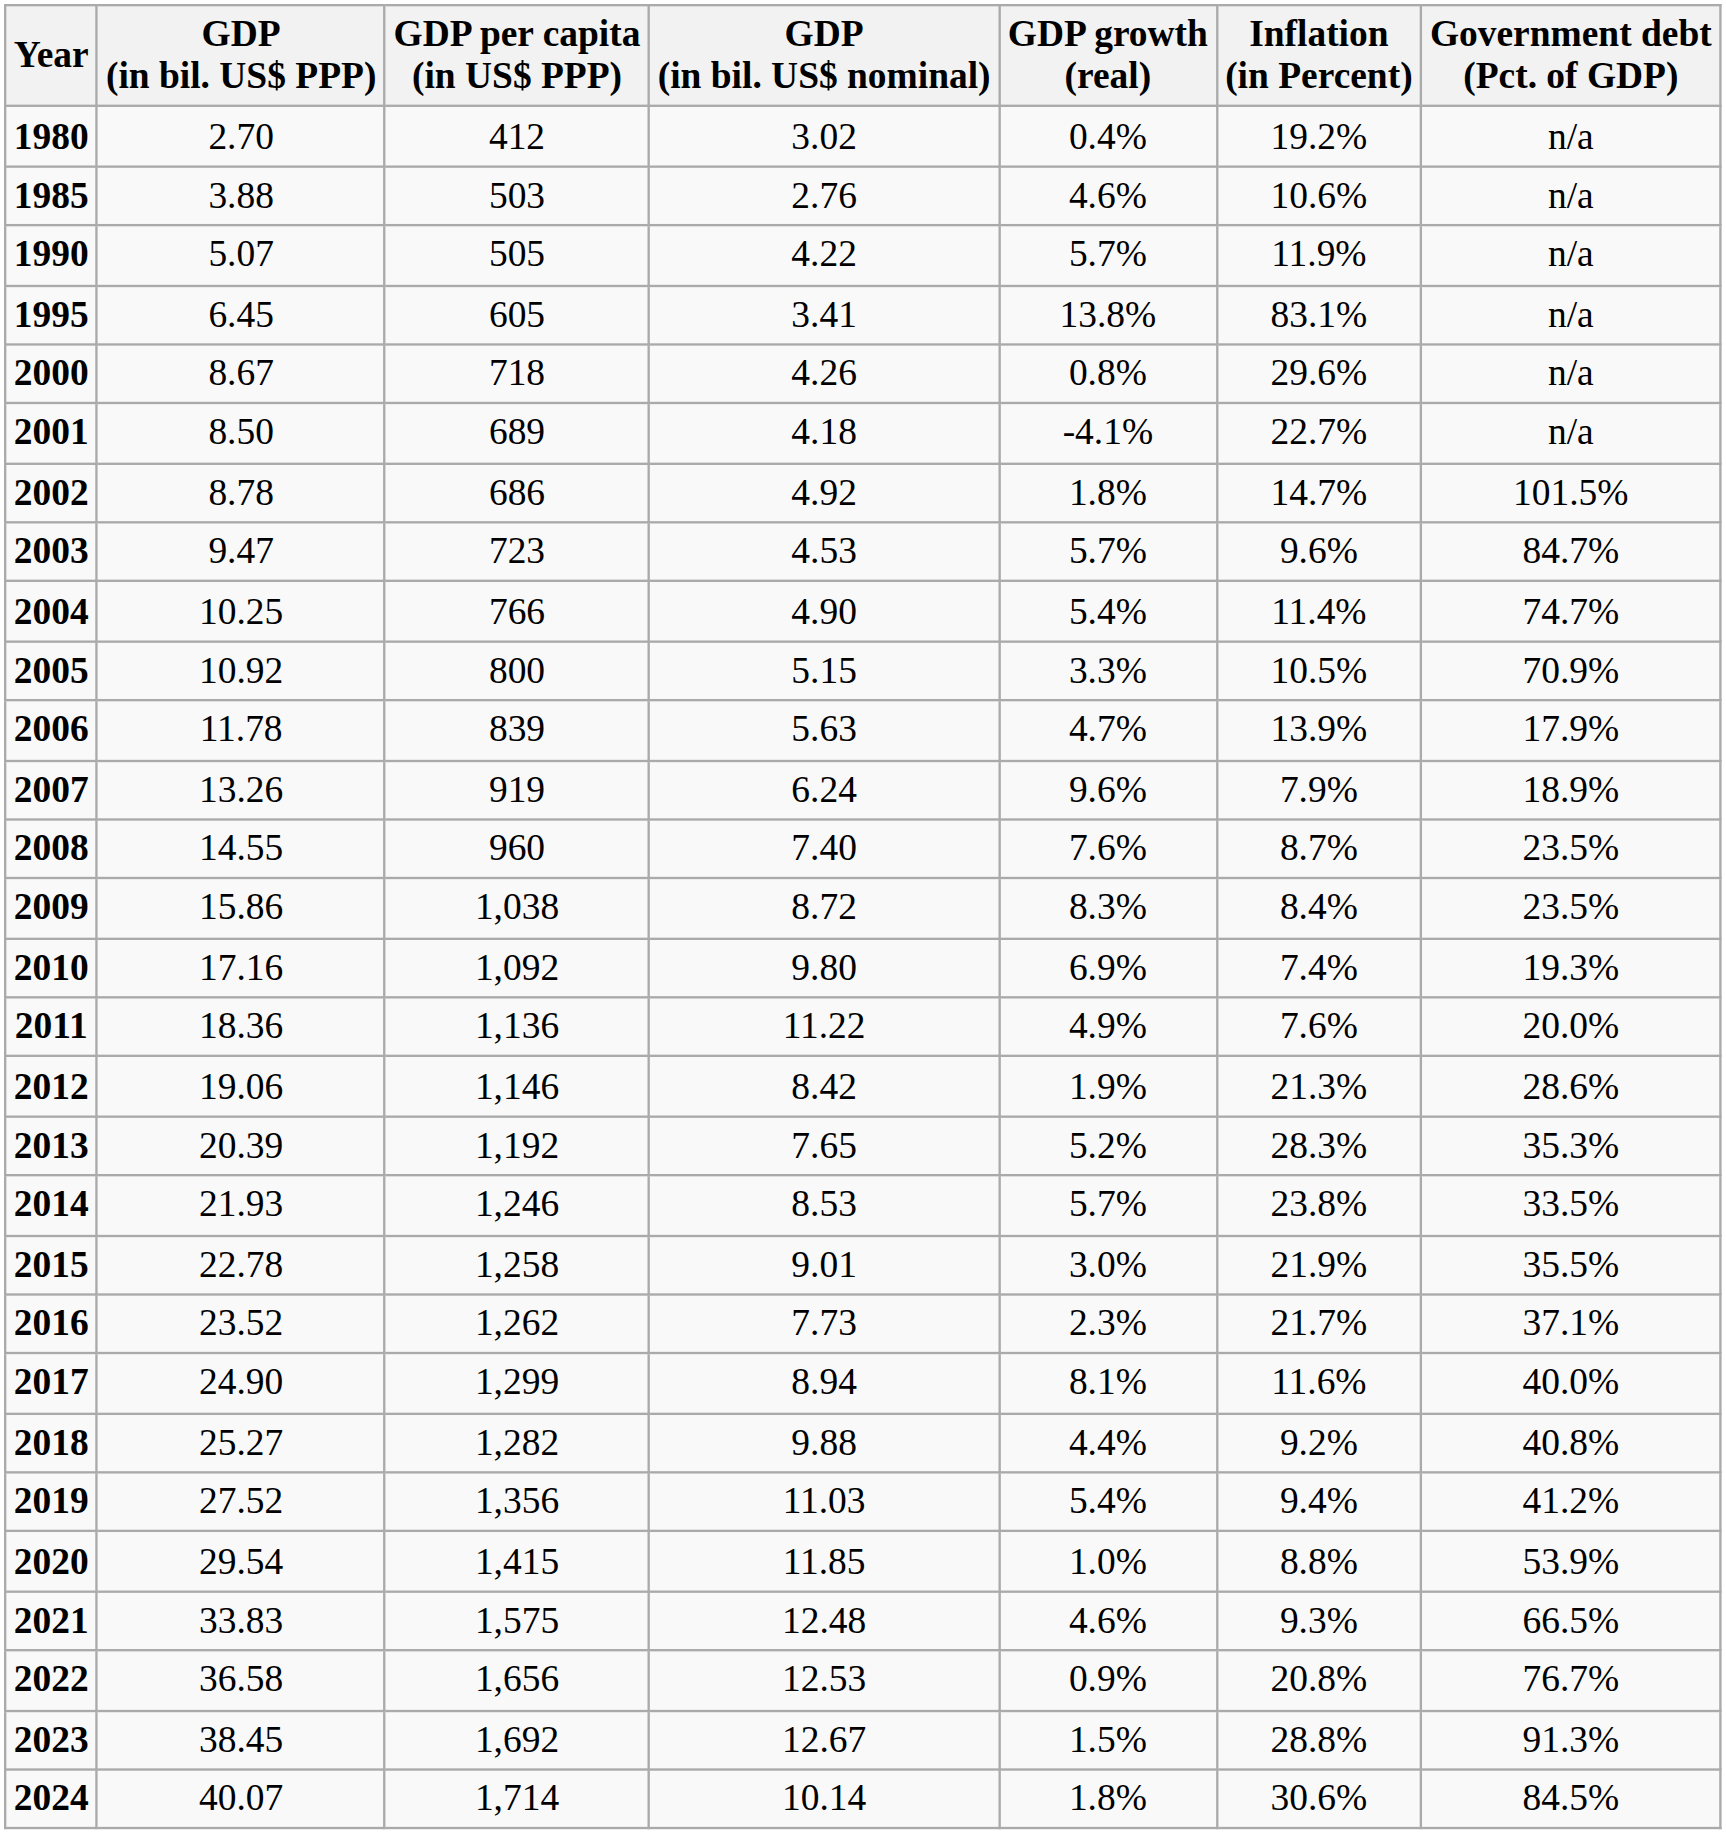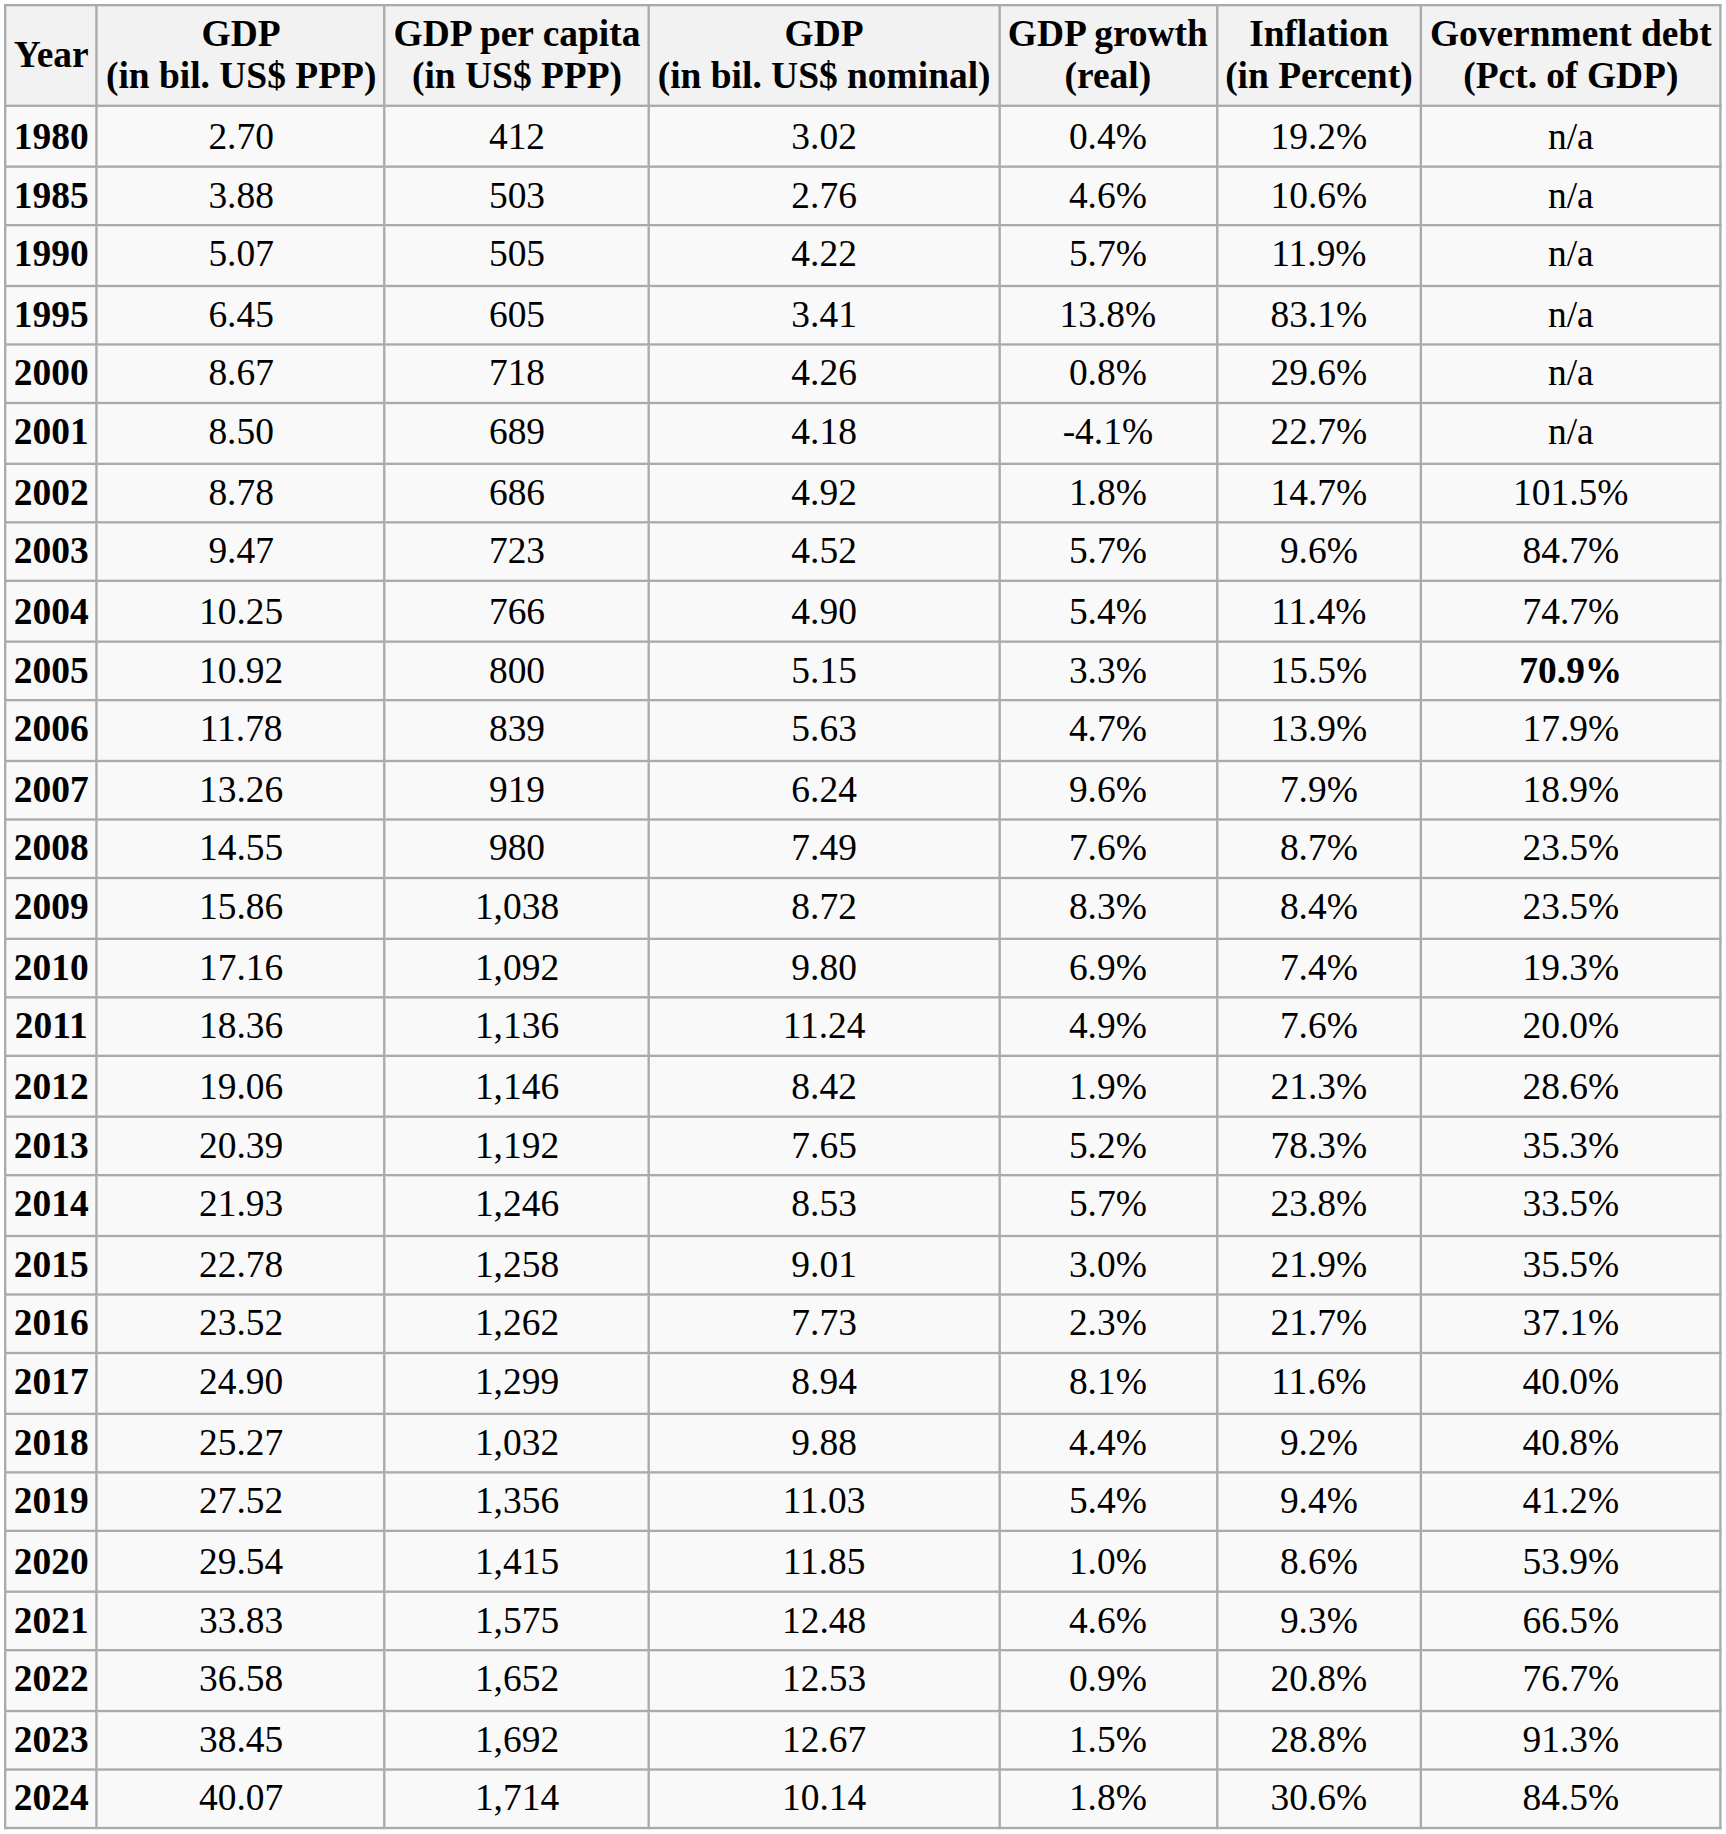(824, 551) 4.53 -> (824, 551) 4.52
(1319, 670) 10.5% -> (1319, 670) 15.5%
(1571, 670) normal -> (1571, 670) bold
(517, 848) 960 -> (517, 848) 980
(824, 848) 7.40 -> (824, 848) 7.49
(824, 1026) 11.22 -> (824, 1026) 11.24
(1319, 1145) 28.3% -> (1319, 1145) 78.3%
(517, 1441) 1,282 -> (517, 1441) 1,032
(1319, 1560) 8.8% -> (1319, 1560) 8.6%
(517, 1679) 1,656 -> (517, 1679) 1,652
